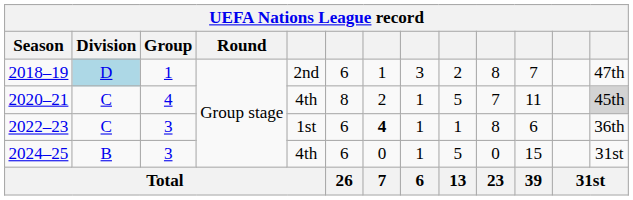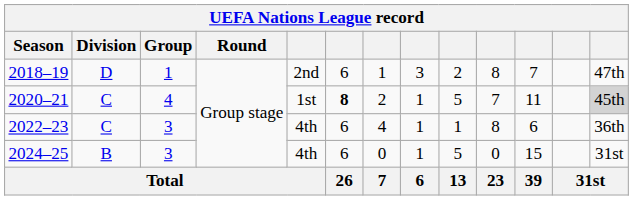(106, 72) lightblue background -> (106, 72) no background
(306, 99) 4th -> (306, 99) 1st
(344, 99) normal -> (344, 99) bold
(306, 126) 1st -> (306, 126) 4th
(382, 126) bold -> (382, 126) normal
